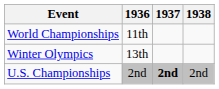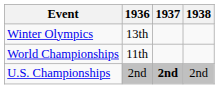rows swapped: (50, 53) <-> (63, 34)
